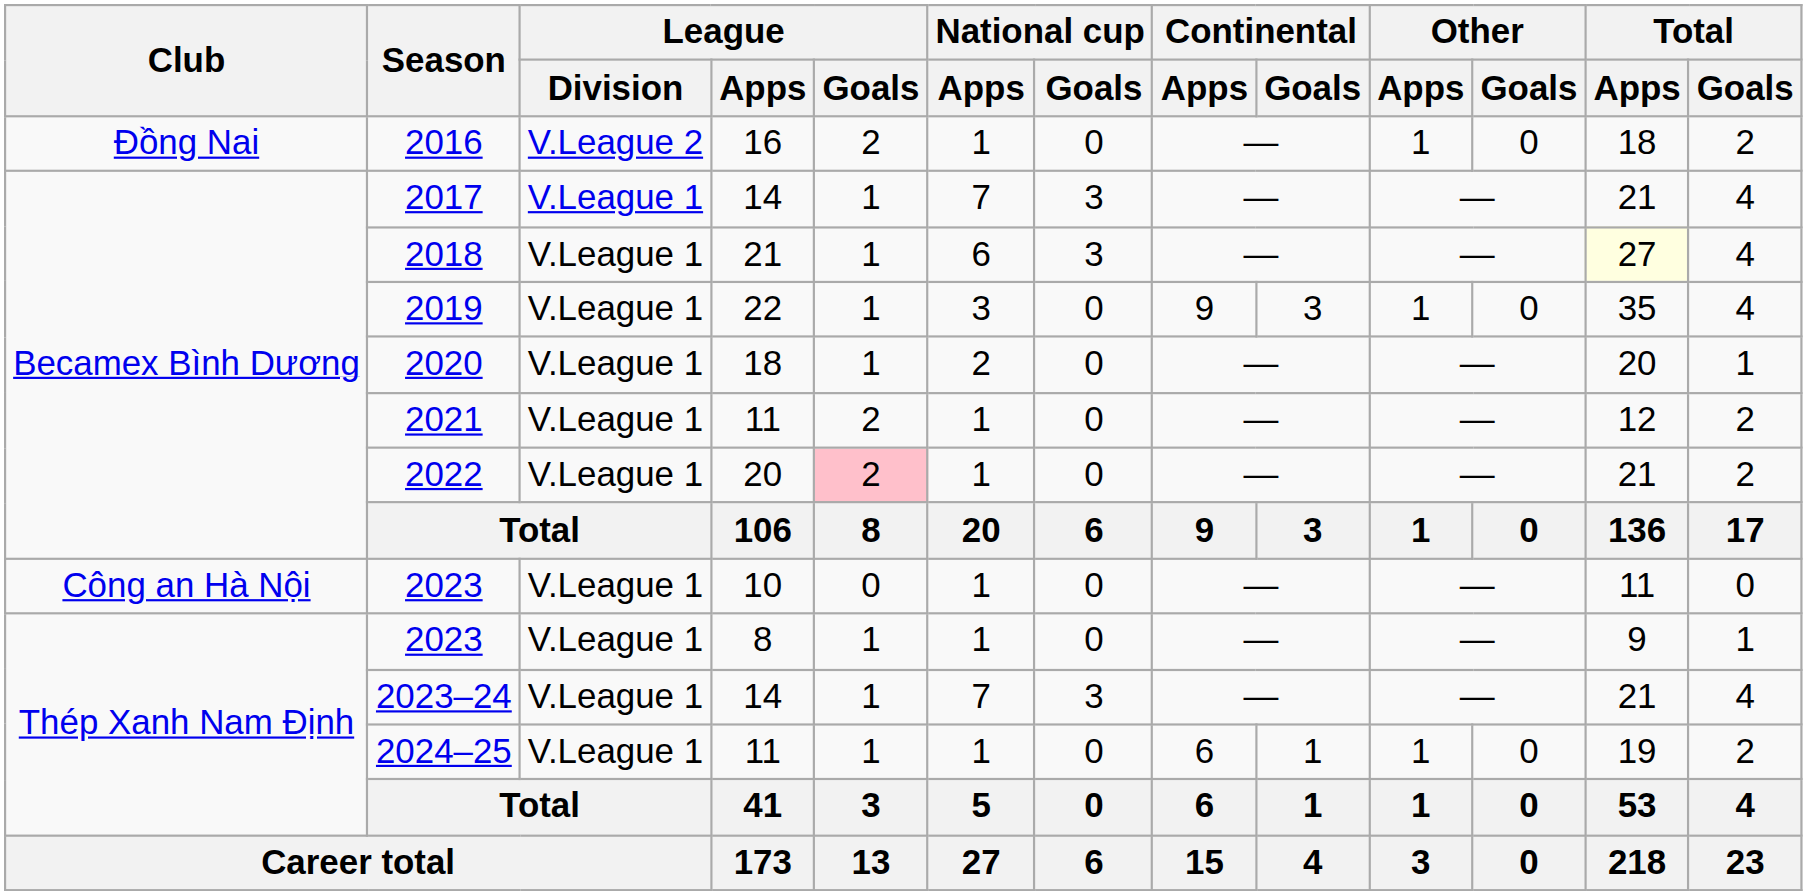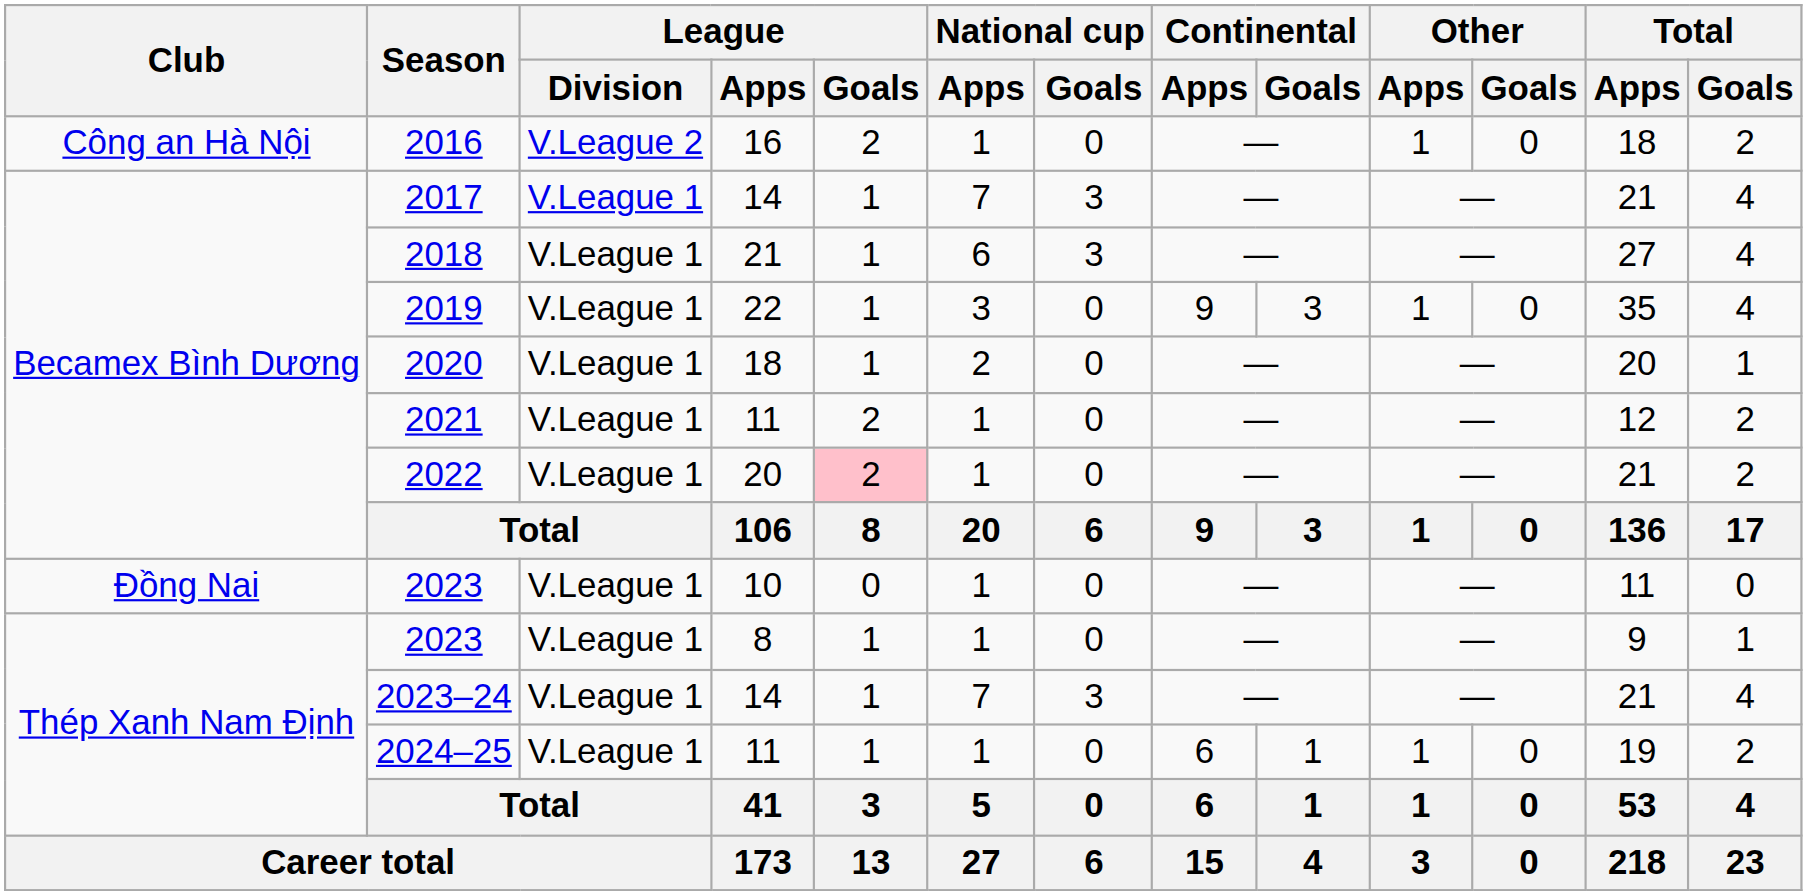(186, 142) Đồng Nai -> (187, 142) Công an Hà Nội
(1637, 253) lightyellow background -> (1637, 253) no background
(187, 585) Công an Hà Nội -> (186, 585) Đồng Nai
